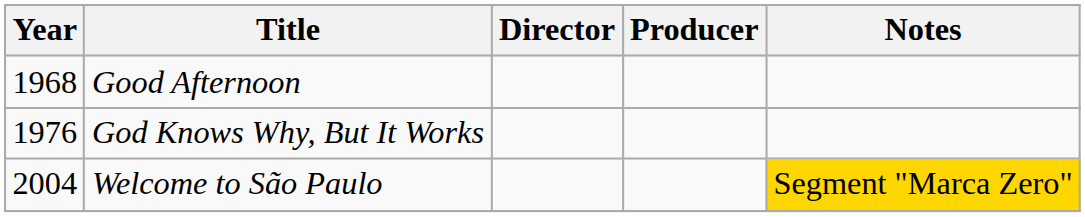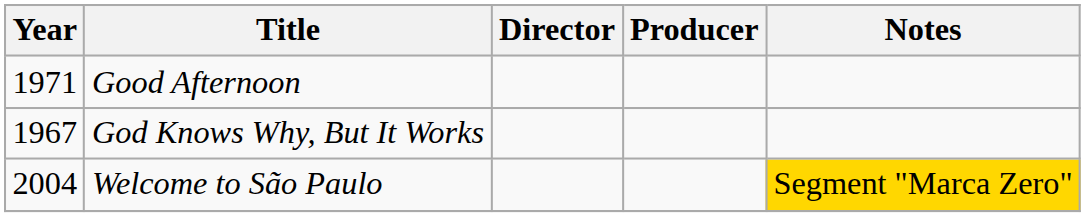(45, 81) 1968 -> (45, 81) 1971
(45, 132) 1976 -> (45, 132) 1967
